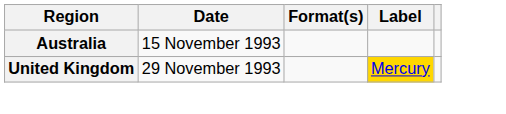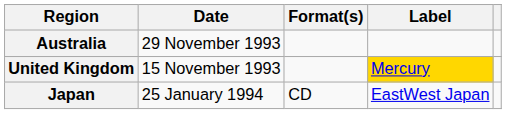(211, 43) 15 November 1993 -> (211, 43) 29 November 1993
(211, 69) 29 November 1993 -> (211, 69) 15 November 1993
+ row: (71, 95)
